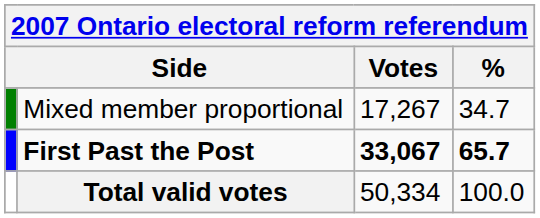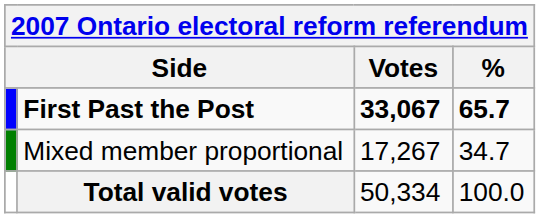rows swapped: (139, 151) <-> (183, 109)
